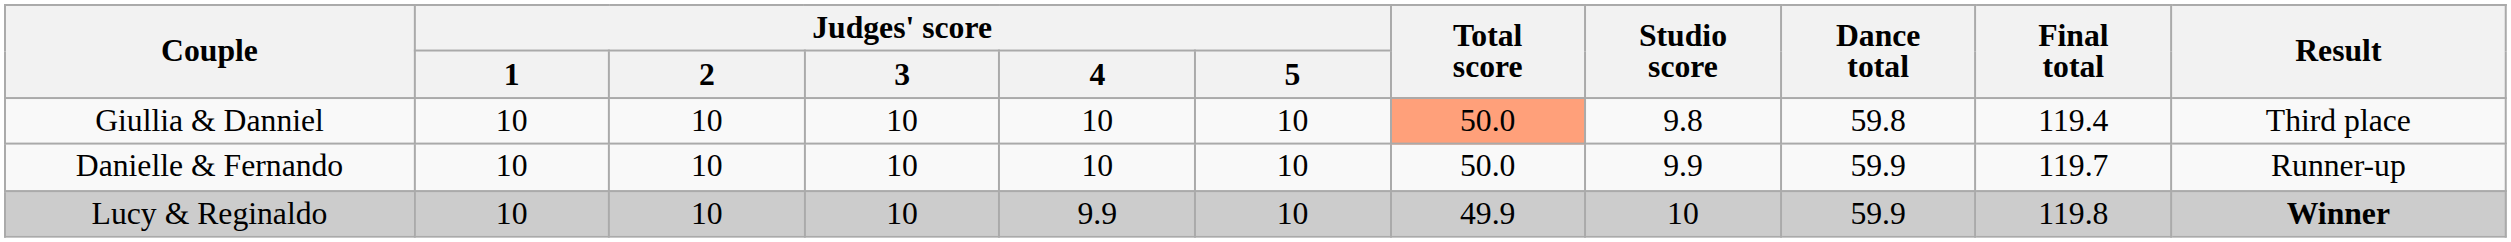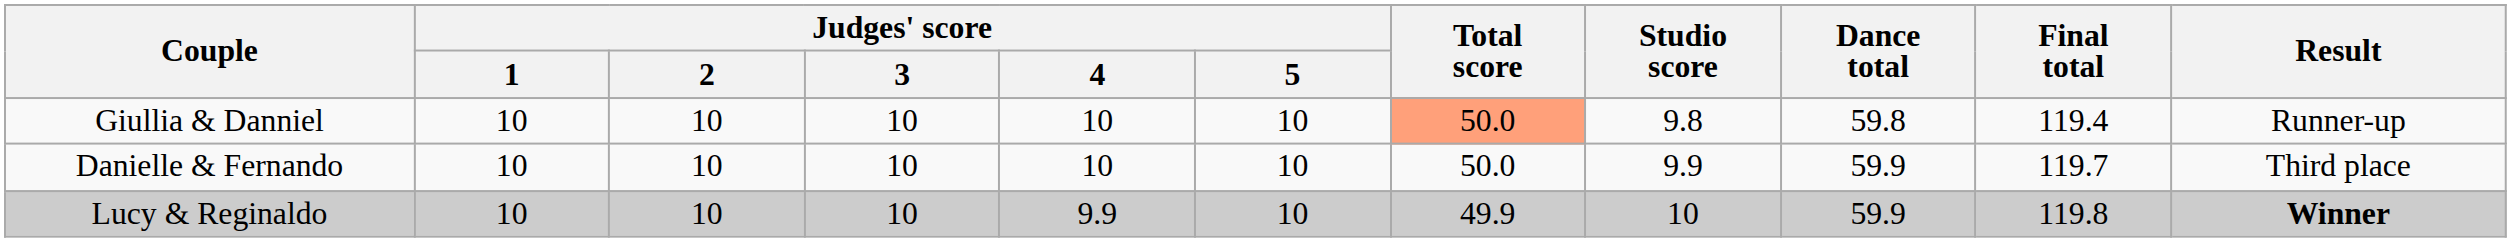(2338, 120) Third place -> (2338, 120) Runner-up
(2338, 166) Runner-up -> (2338, 166) Third place
